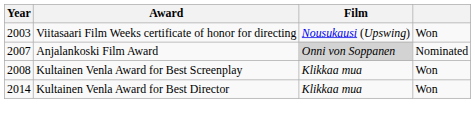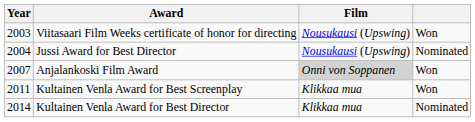+ row: (106, 51)
(442, 51) Nominated -> (427, 70) Won
(19, 70) 2008 -> (19, 88) 2011
(427, 88) Won -> (442, 107) Nominated
